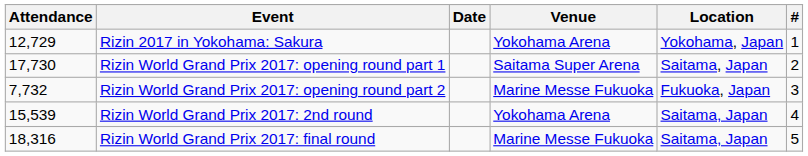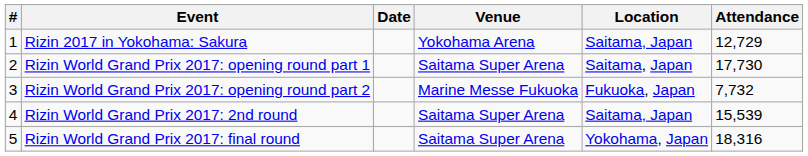columns swapped: (795, 17) <-> (51, 17)
(722, 41) Yokohama, Japan -> (639, 41) Saitama, Japan
(552, 114) Yokohama Arena -> (491, 114) Saitama Super Arena
(573, 139) Marine Messe Fukuoka -> (491, 139) Saitama Super Arena
(714, 139) Saitama, Japan -> (647, 139) Yokohama, Japan
